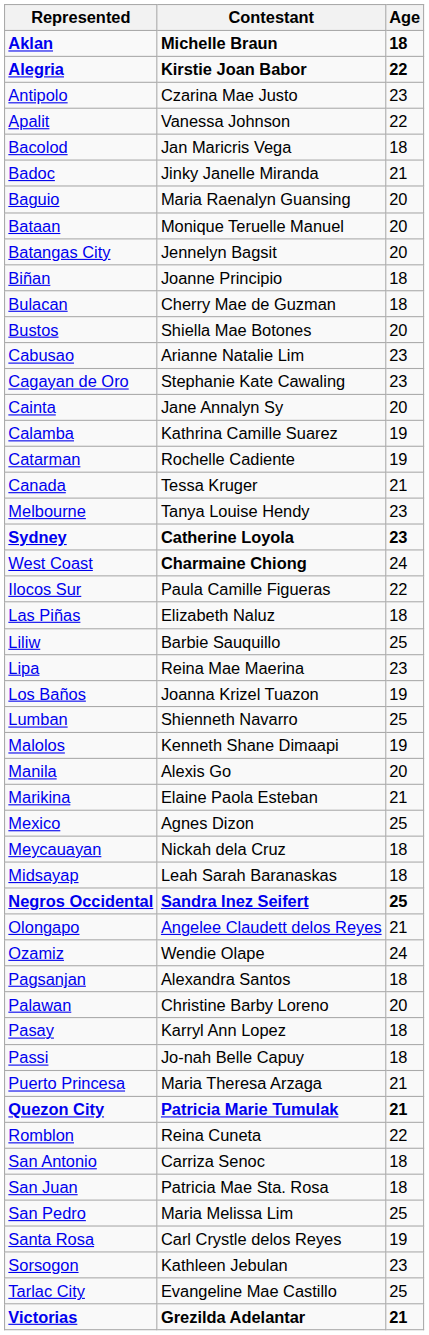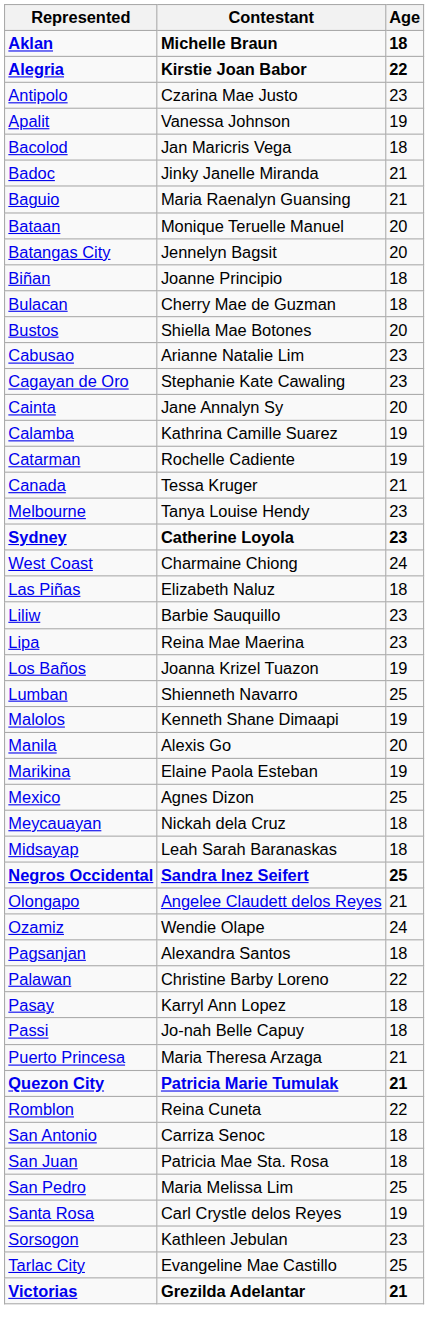(398, 122) 22 -> (398, 122) 19
(398, 200) 20 -> (398, 200) 21
(234, 563) bold -> (229, 563) normal
- row: (45, 589)
(398, 641) 25 -> (398, 615) 23
(398, 797) 21 -> (398, 771) 19
(398, 1005) 20 -> (398, 979) 22
